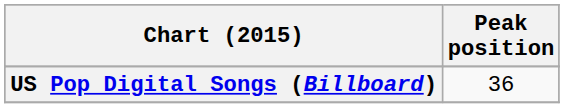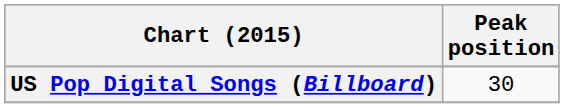(501, 85) 36 -> (501, 85) 30
